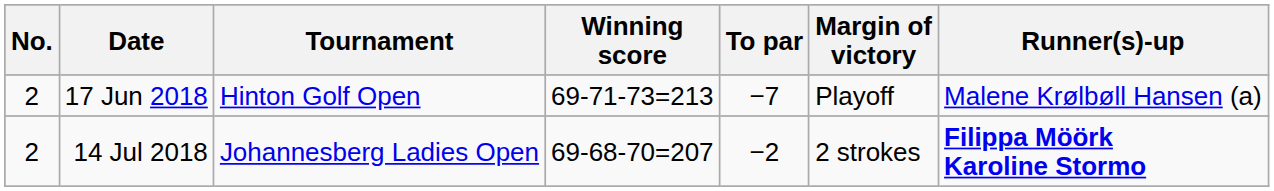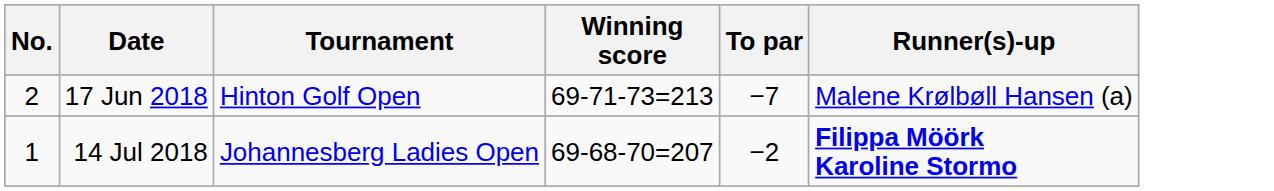- column: (874, 40)
(32, 152) 2 -> (32, 152) 1
